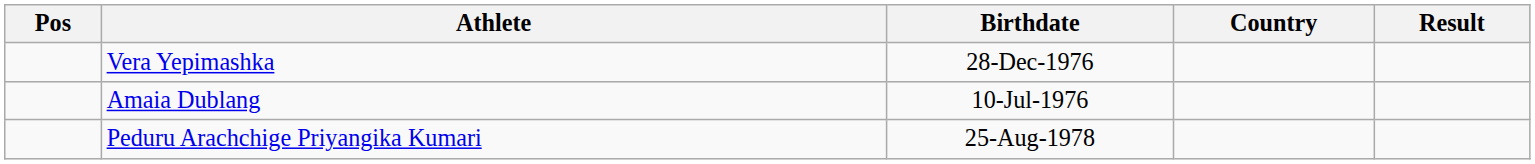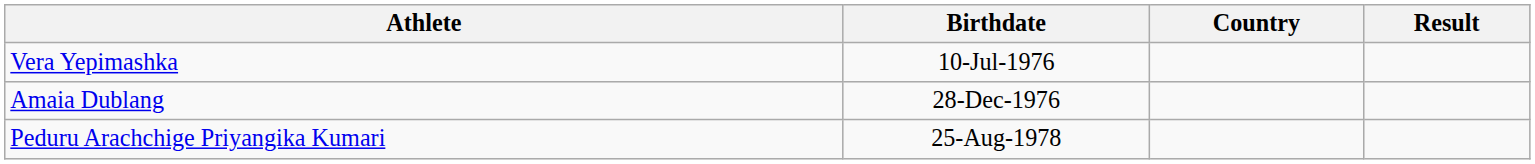- column: (53, 23)
(1030, 61) 28-Dec-1976 -> (996, 61) 10-Jul-1976
(1030, 100) 10-Jul-1976 -> (996, 100) 28-Dec-1976
